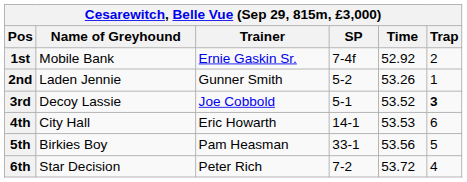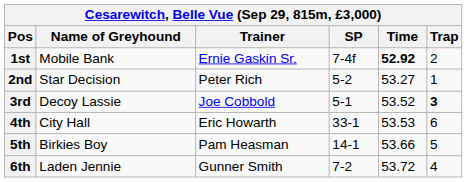(398, 58) normal -> (398, 58) bold
(80, 79) Laden Jennie -> (80, 79) Star Decision
(241, 79) Gunner Smith -> (230, 79) Peter Rich
(398, 79) 53.26 -> (398, 79) 53.27
(346, 123) 14-1 -> (346, 123) 33-1
(346, 144) 33-1 -> (346, 144) 14-1
(398, 144) 53.56 -> (398, 144) 53.66
(80, 166) Star Decision -> (80, 166) Laden Jennie
(230, 166) Peter Rich -> (241, 166) Gunner Smith
